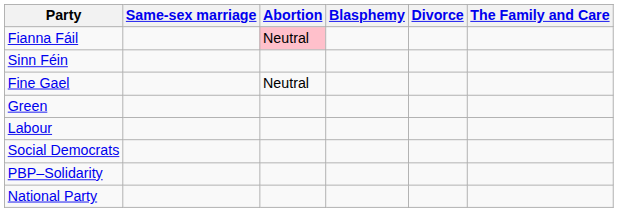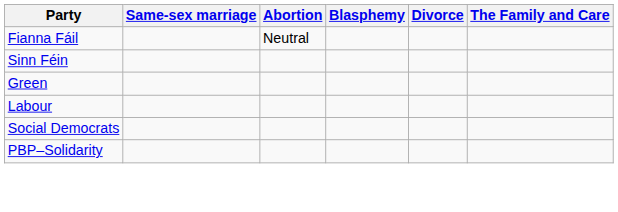(286, 38) pink background -> (286, 38) no background
- row: (39, 83)
- row: (52, 196)
